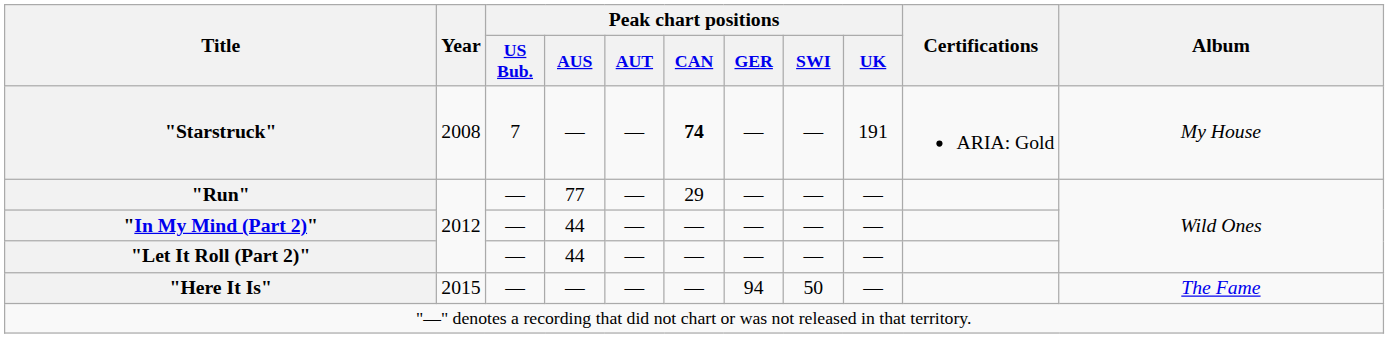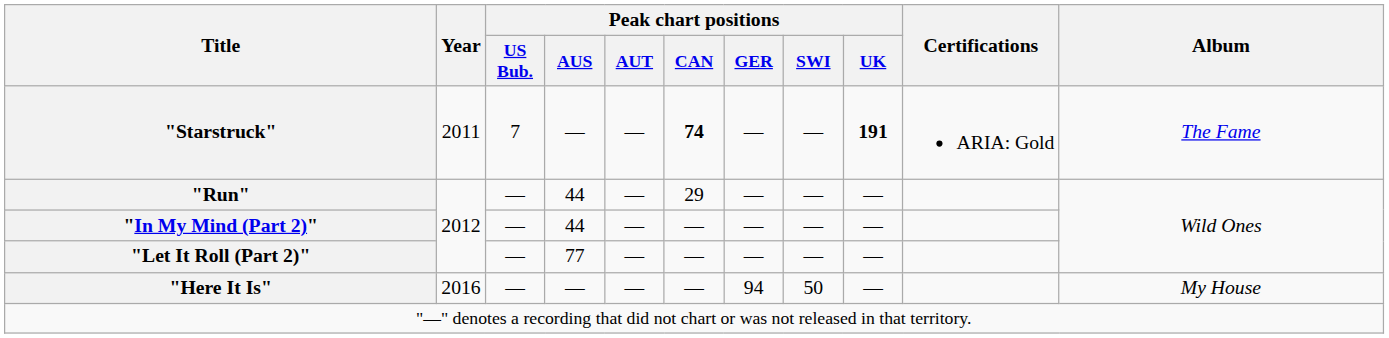(461, 132) 2008 -> (461, 132) 2011
(873, 132) normal -> (873, 132) bold
(1221, 132) My House -> (1221, 132) The Fame
(575, 194) 77 -> (575, 194) 44
(575, 256) 44 -> (575, 256) 77
(461, 287) 2015 -> (461, 287) 2016
(1221, 287) The Fame -> (1221, 287) My House
